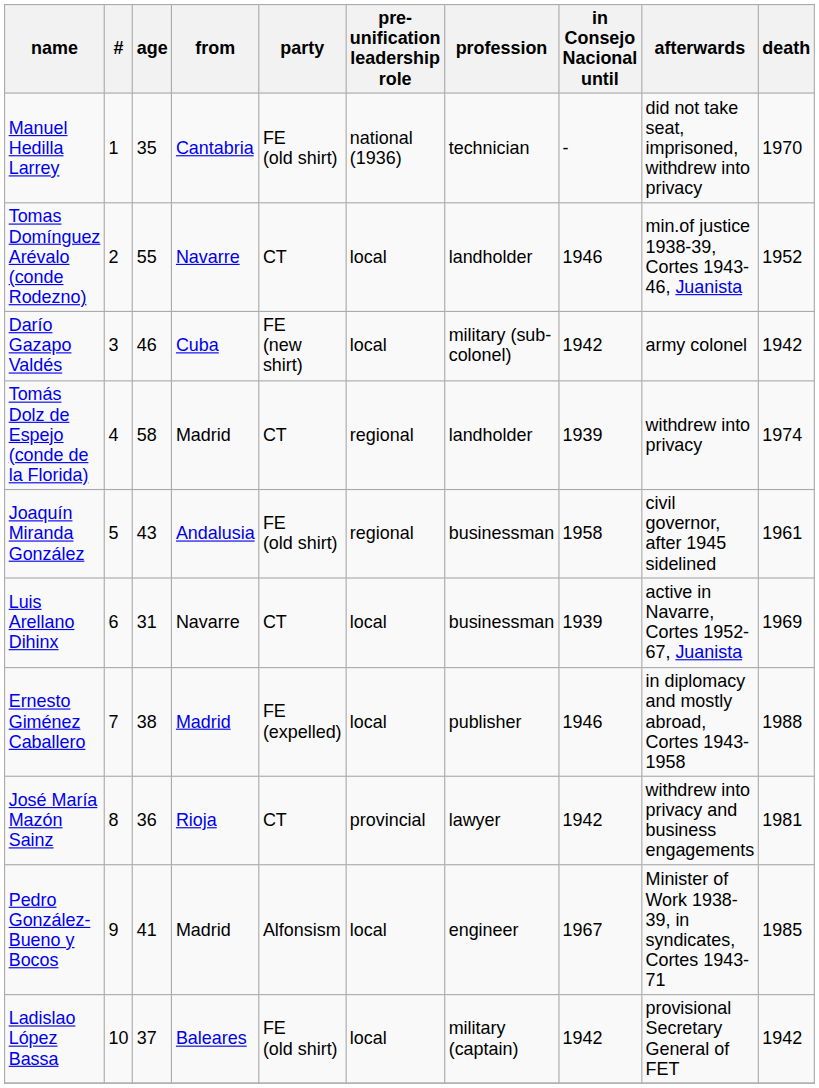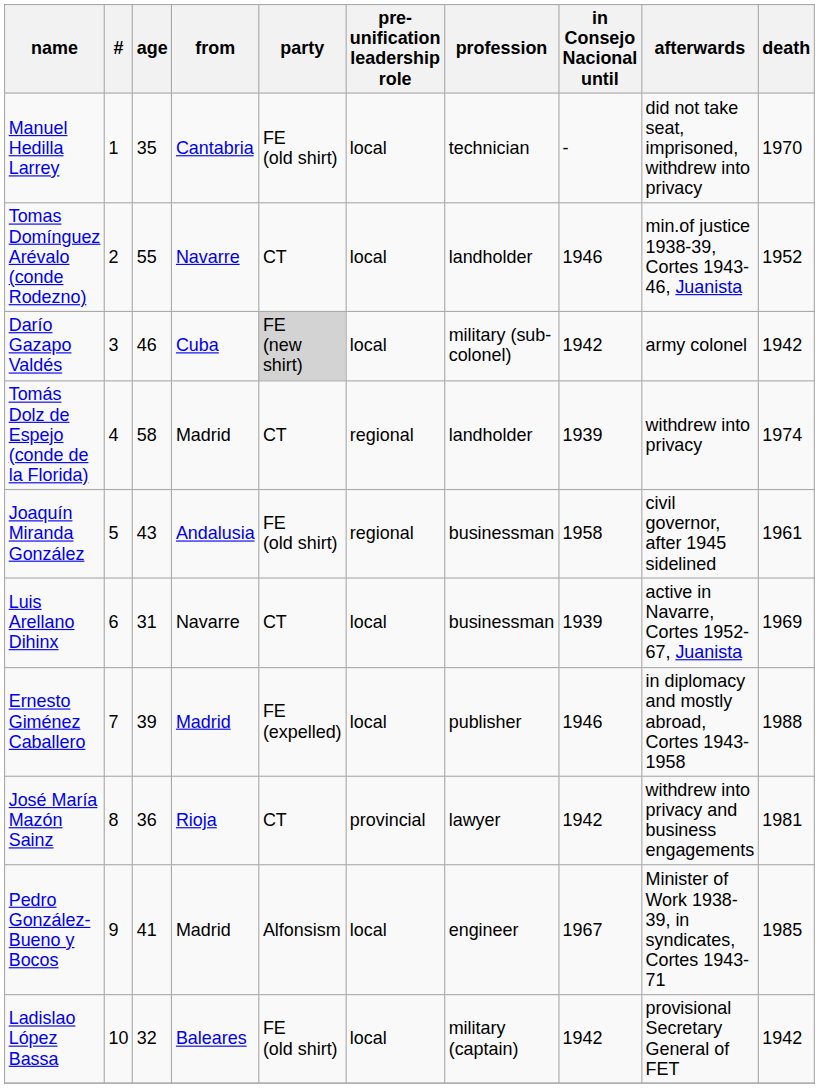(381, 147) national (1936) -> (368, 147) local
(283, 345) no background -> (283, 345) lightgrey background
(147, 721) 38 -> (147, 721) 39
(147, 1038) 37 -> (147, 1038) 32
